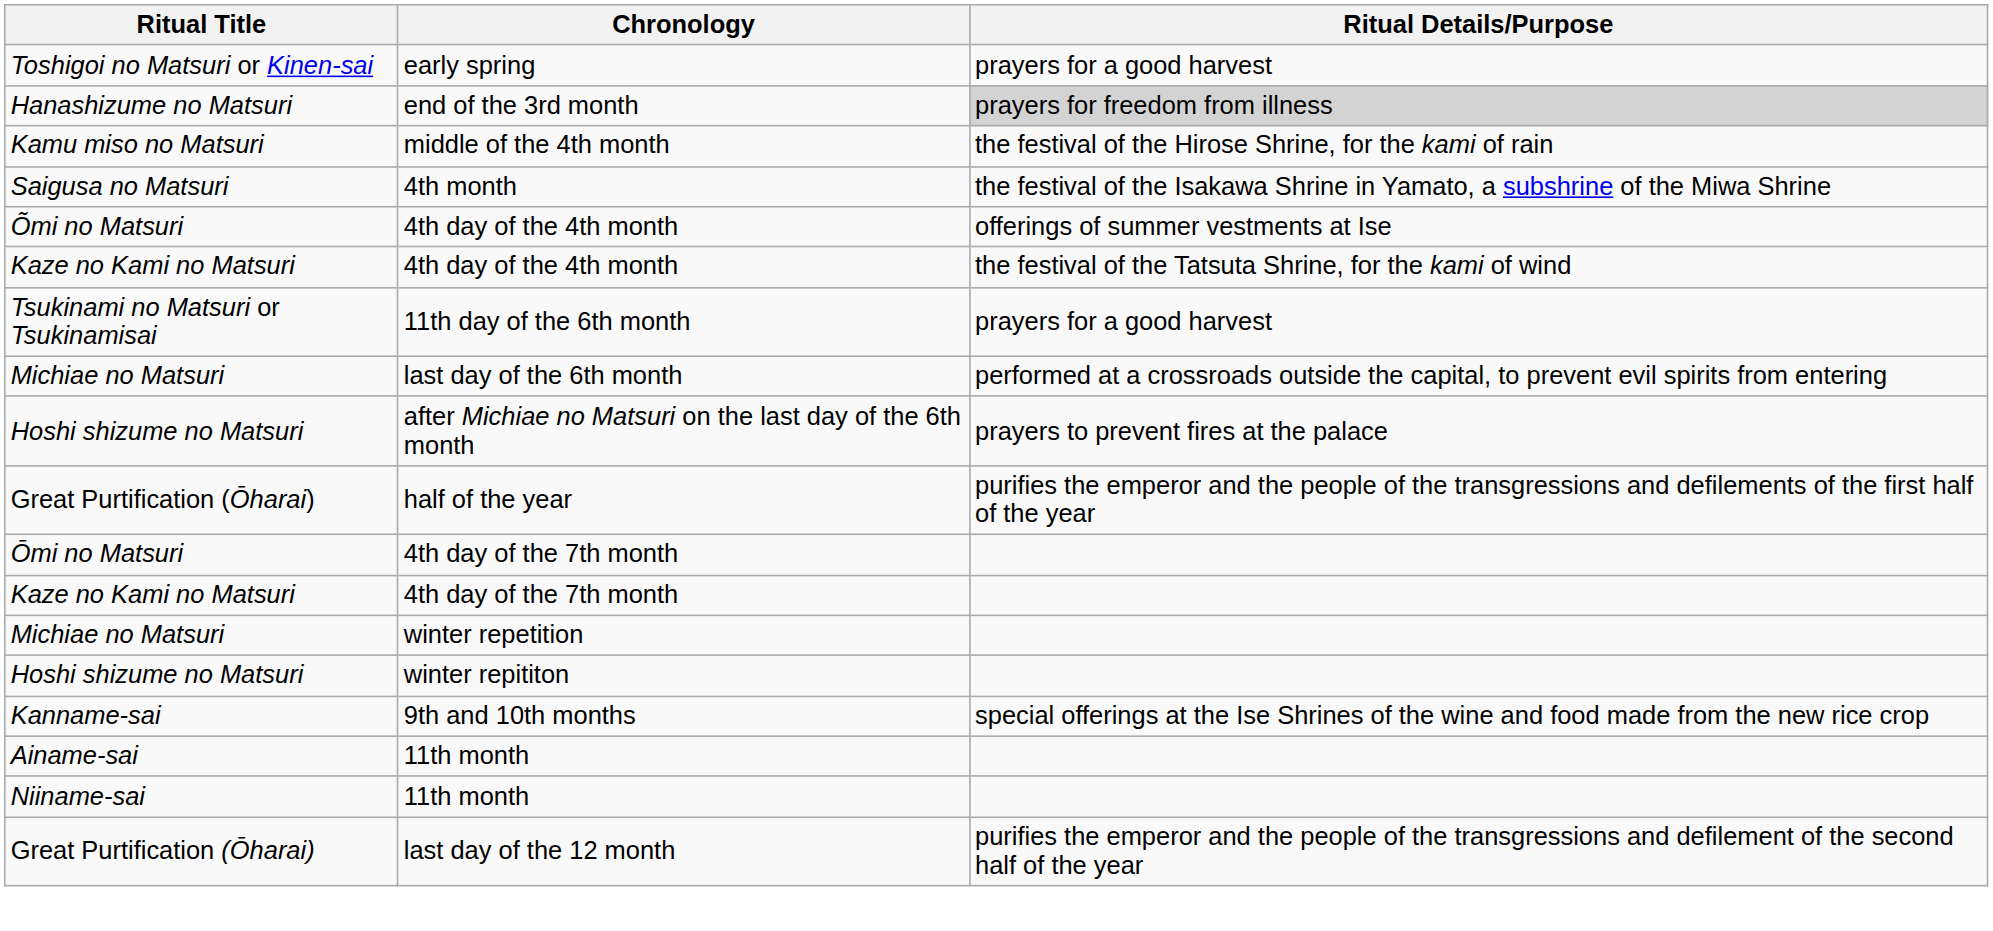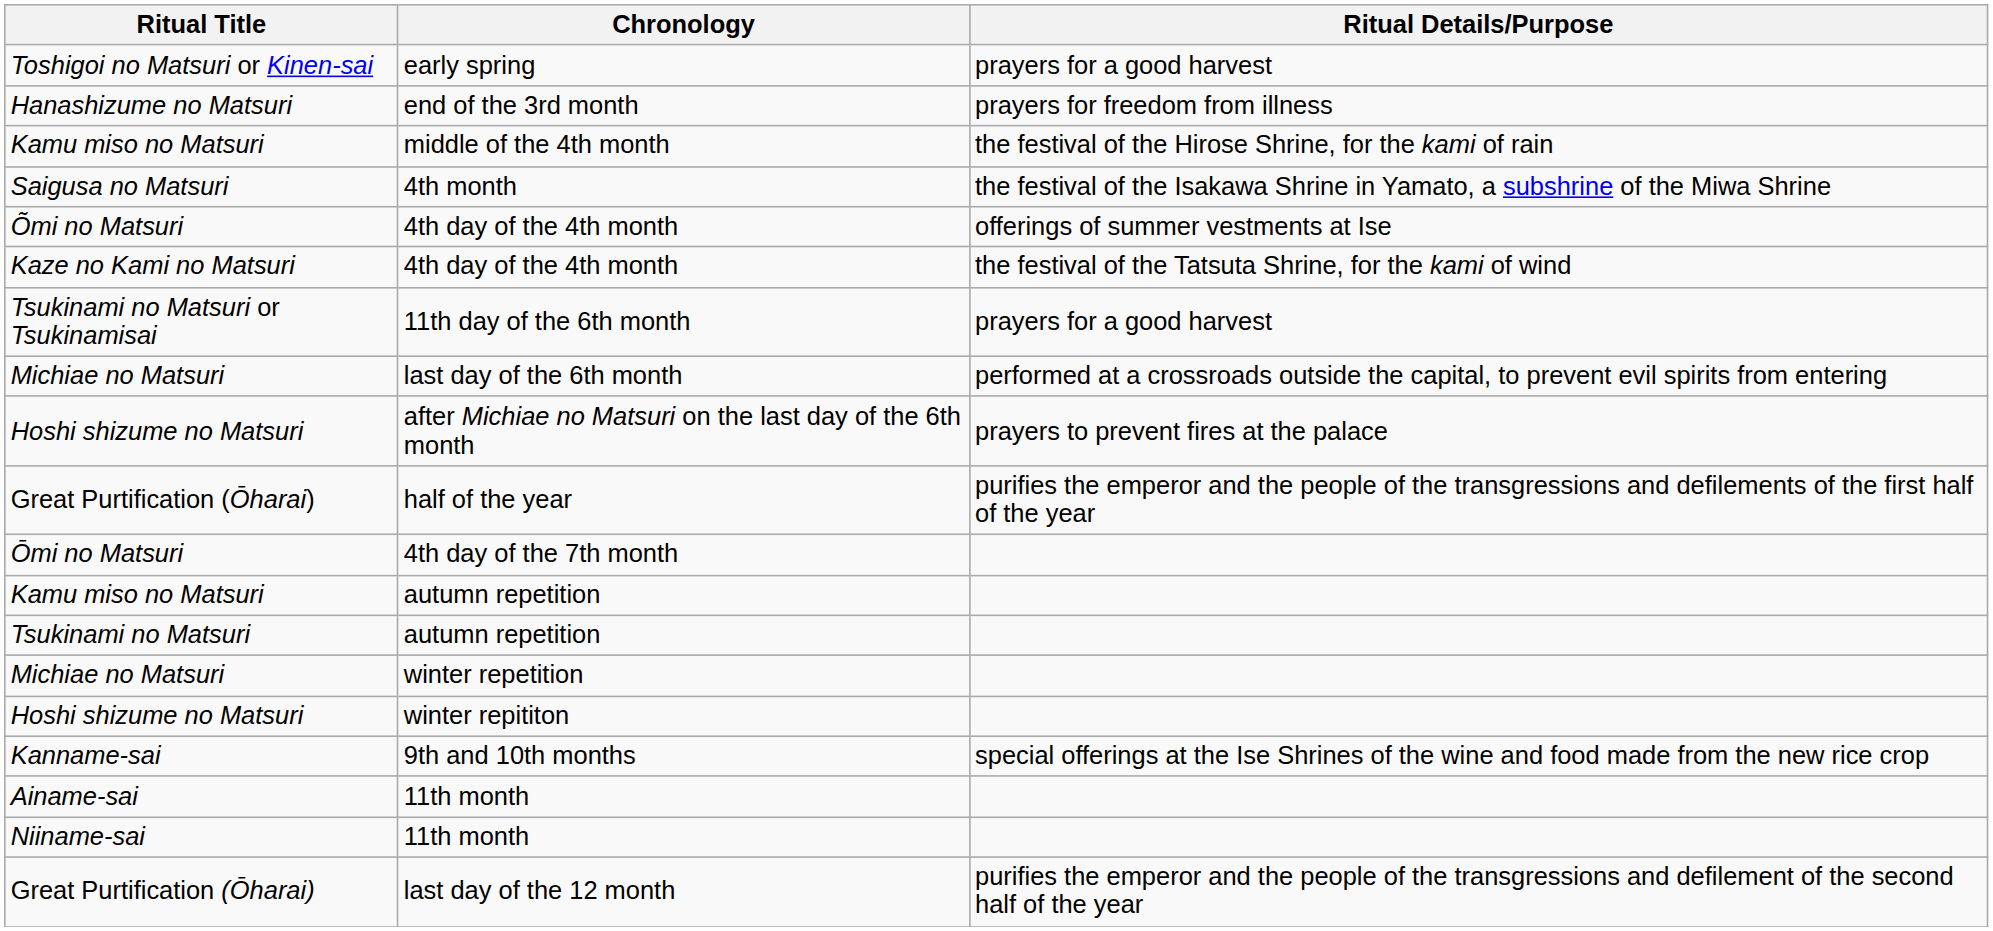(1154, 105) lightgrey background -> (1154, 105) no background
- row: (153, 594)
+ row: (137, 594)
+ row: (130, 635)
